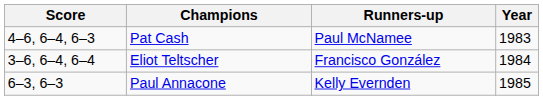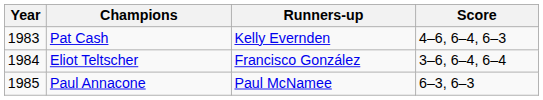columns swapped: (517, 15) <-> (66, 15)
(363, 38) Paul McNamee -> (282, 38) Kelly Evernden
(362, 83) Kelly Evernden -> (283, 83) Paul McNamee
